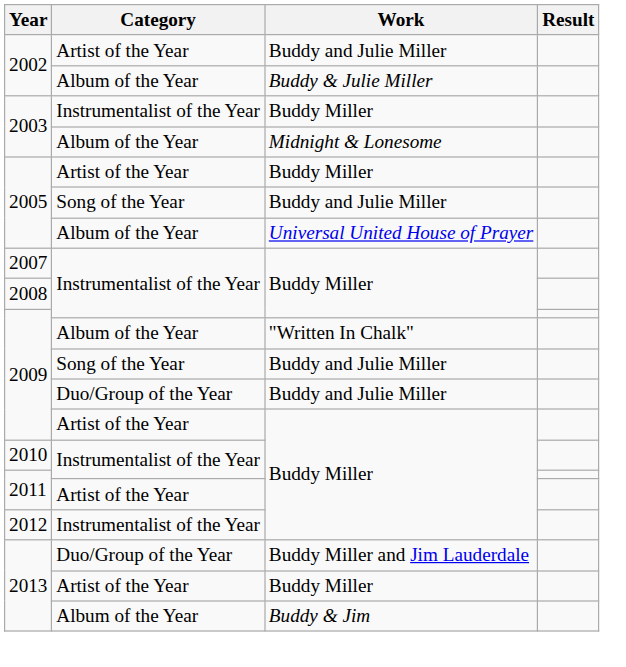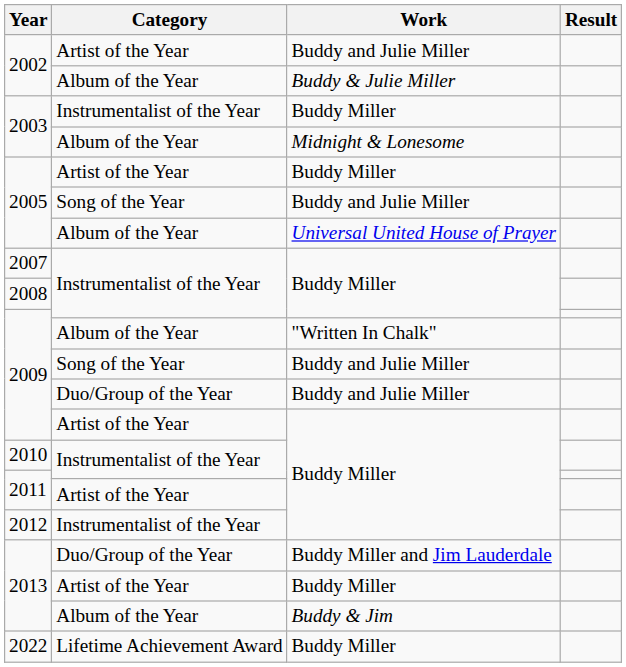+ row: (28, 646)
